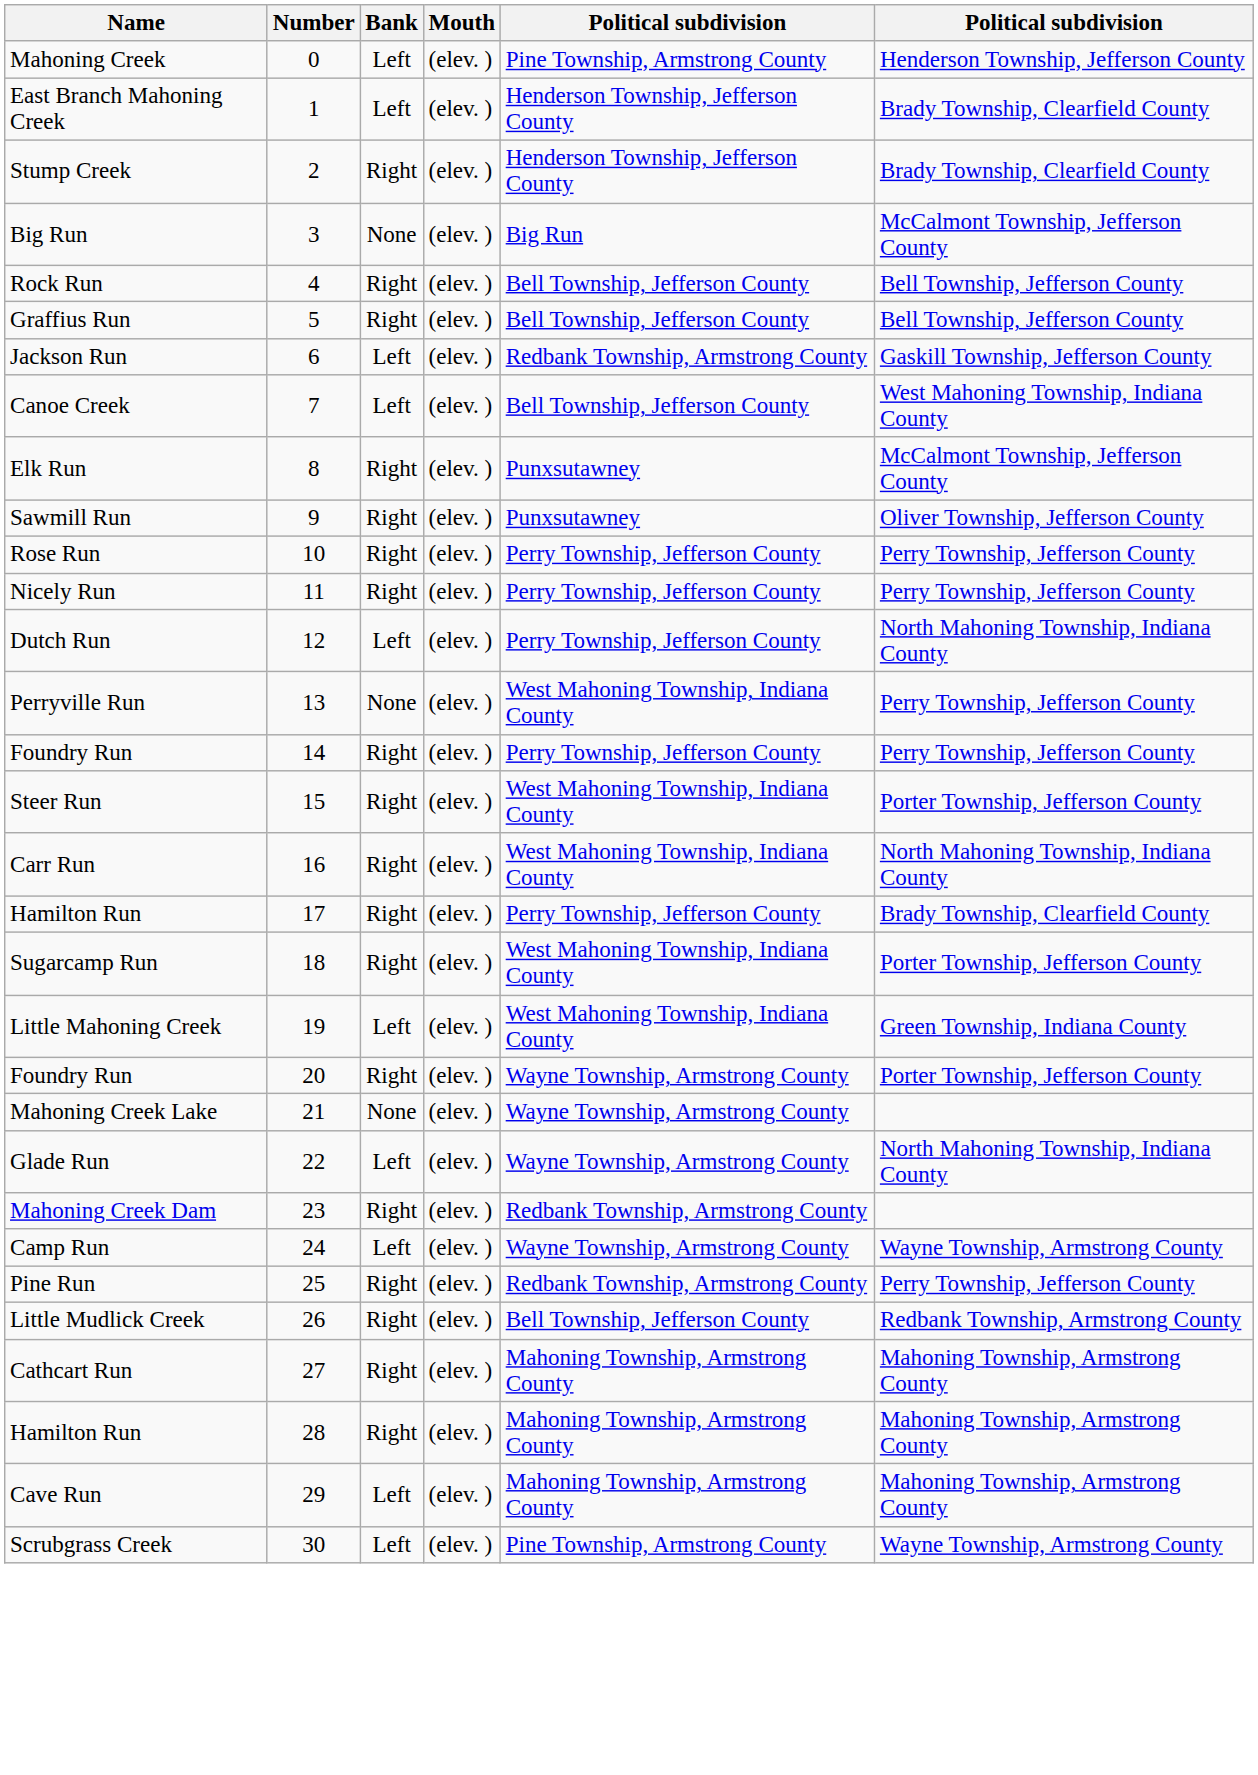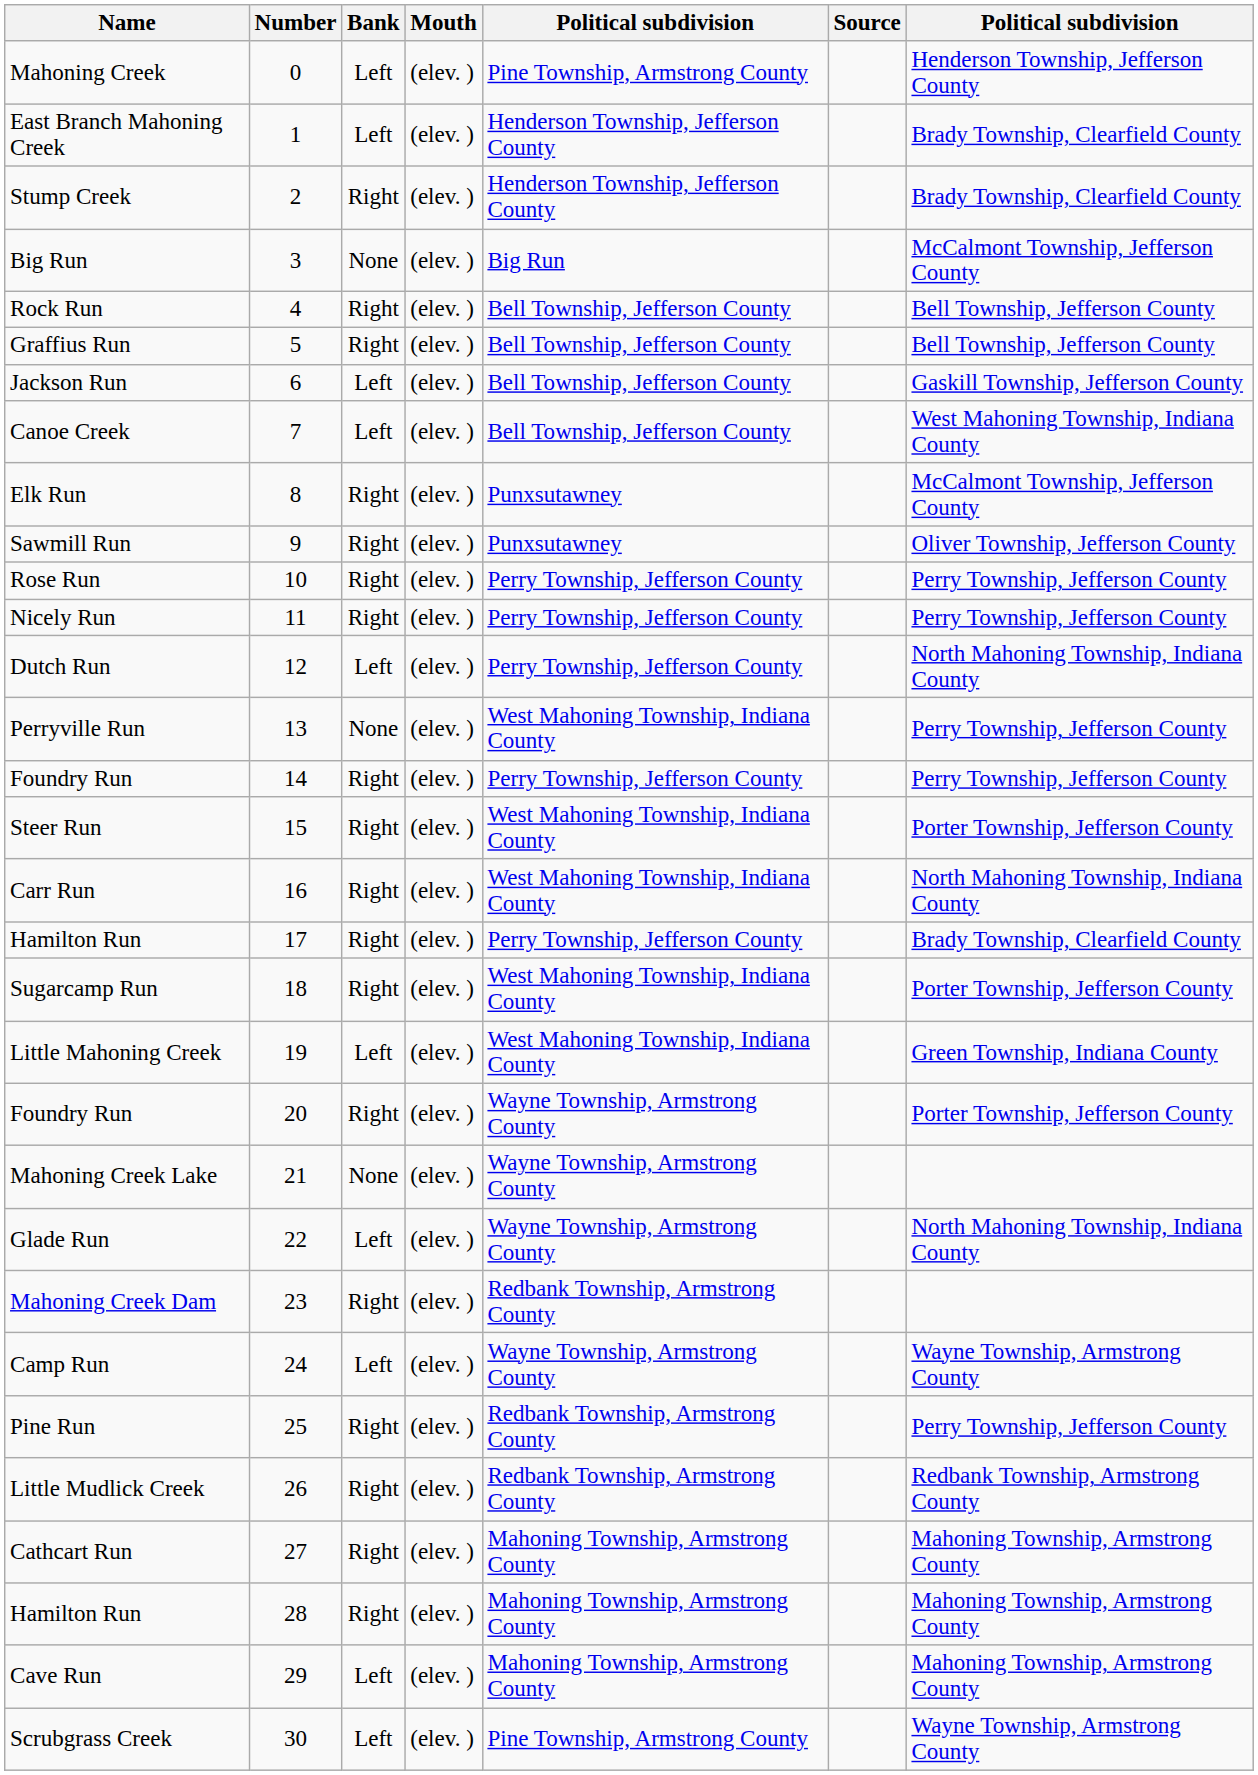+ column: (867, 22)
(686, 356) Redbank Township, Armstrong County -> (639, 382) Bell Township, Jefferson County
(657, 1320) Bell Township, Jefferson County -> (631, 1488) Redbank Township, Armstrong County
